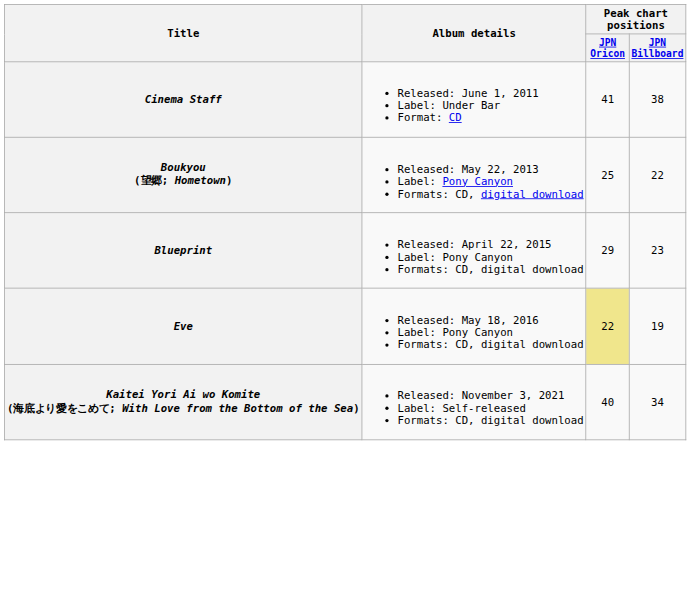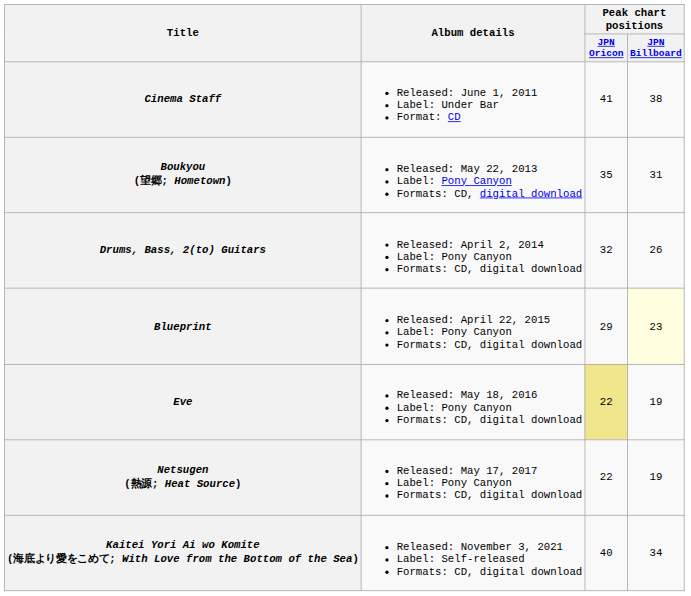(608, 175) 25 -> (606, 175) 35
(657, 175) 22 -> (656, 175) 31
+ row: (183, 251)
(657, 251) no background -> (656, 326) lightyellow background
+ row: (183, 477)
